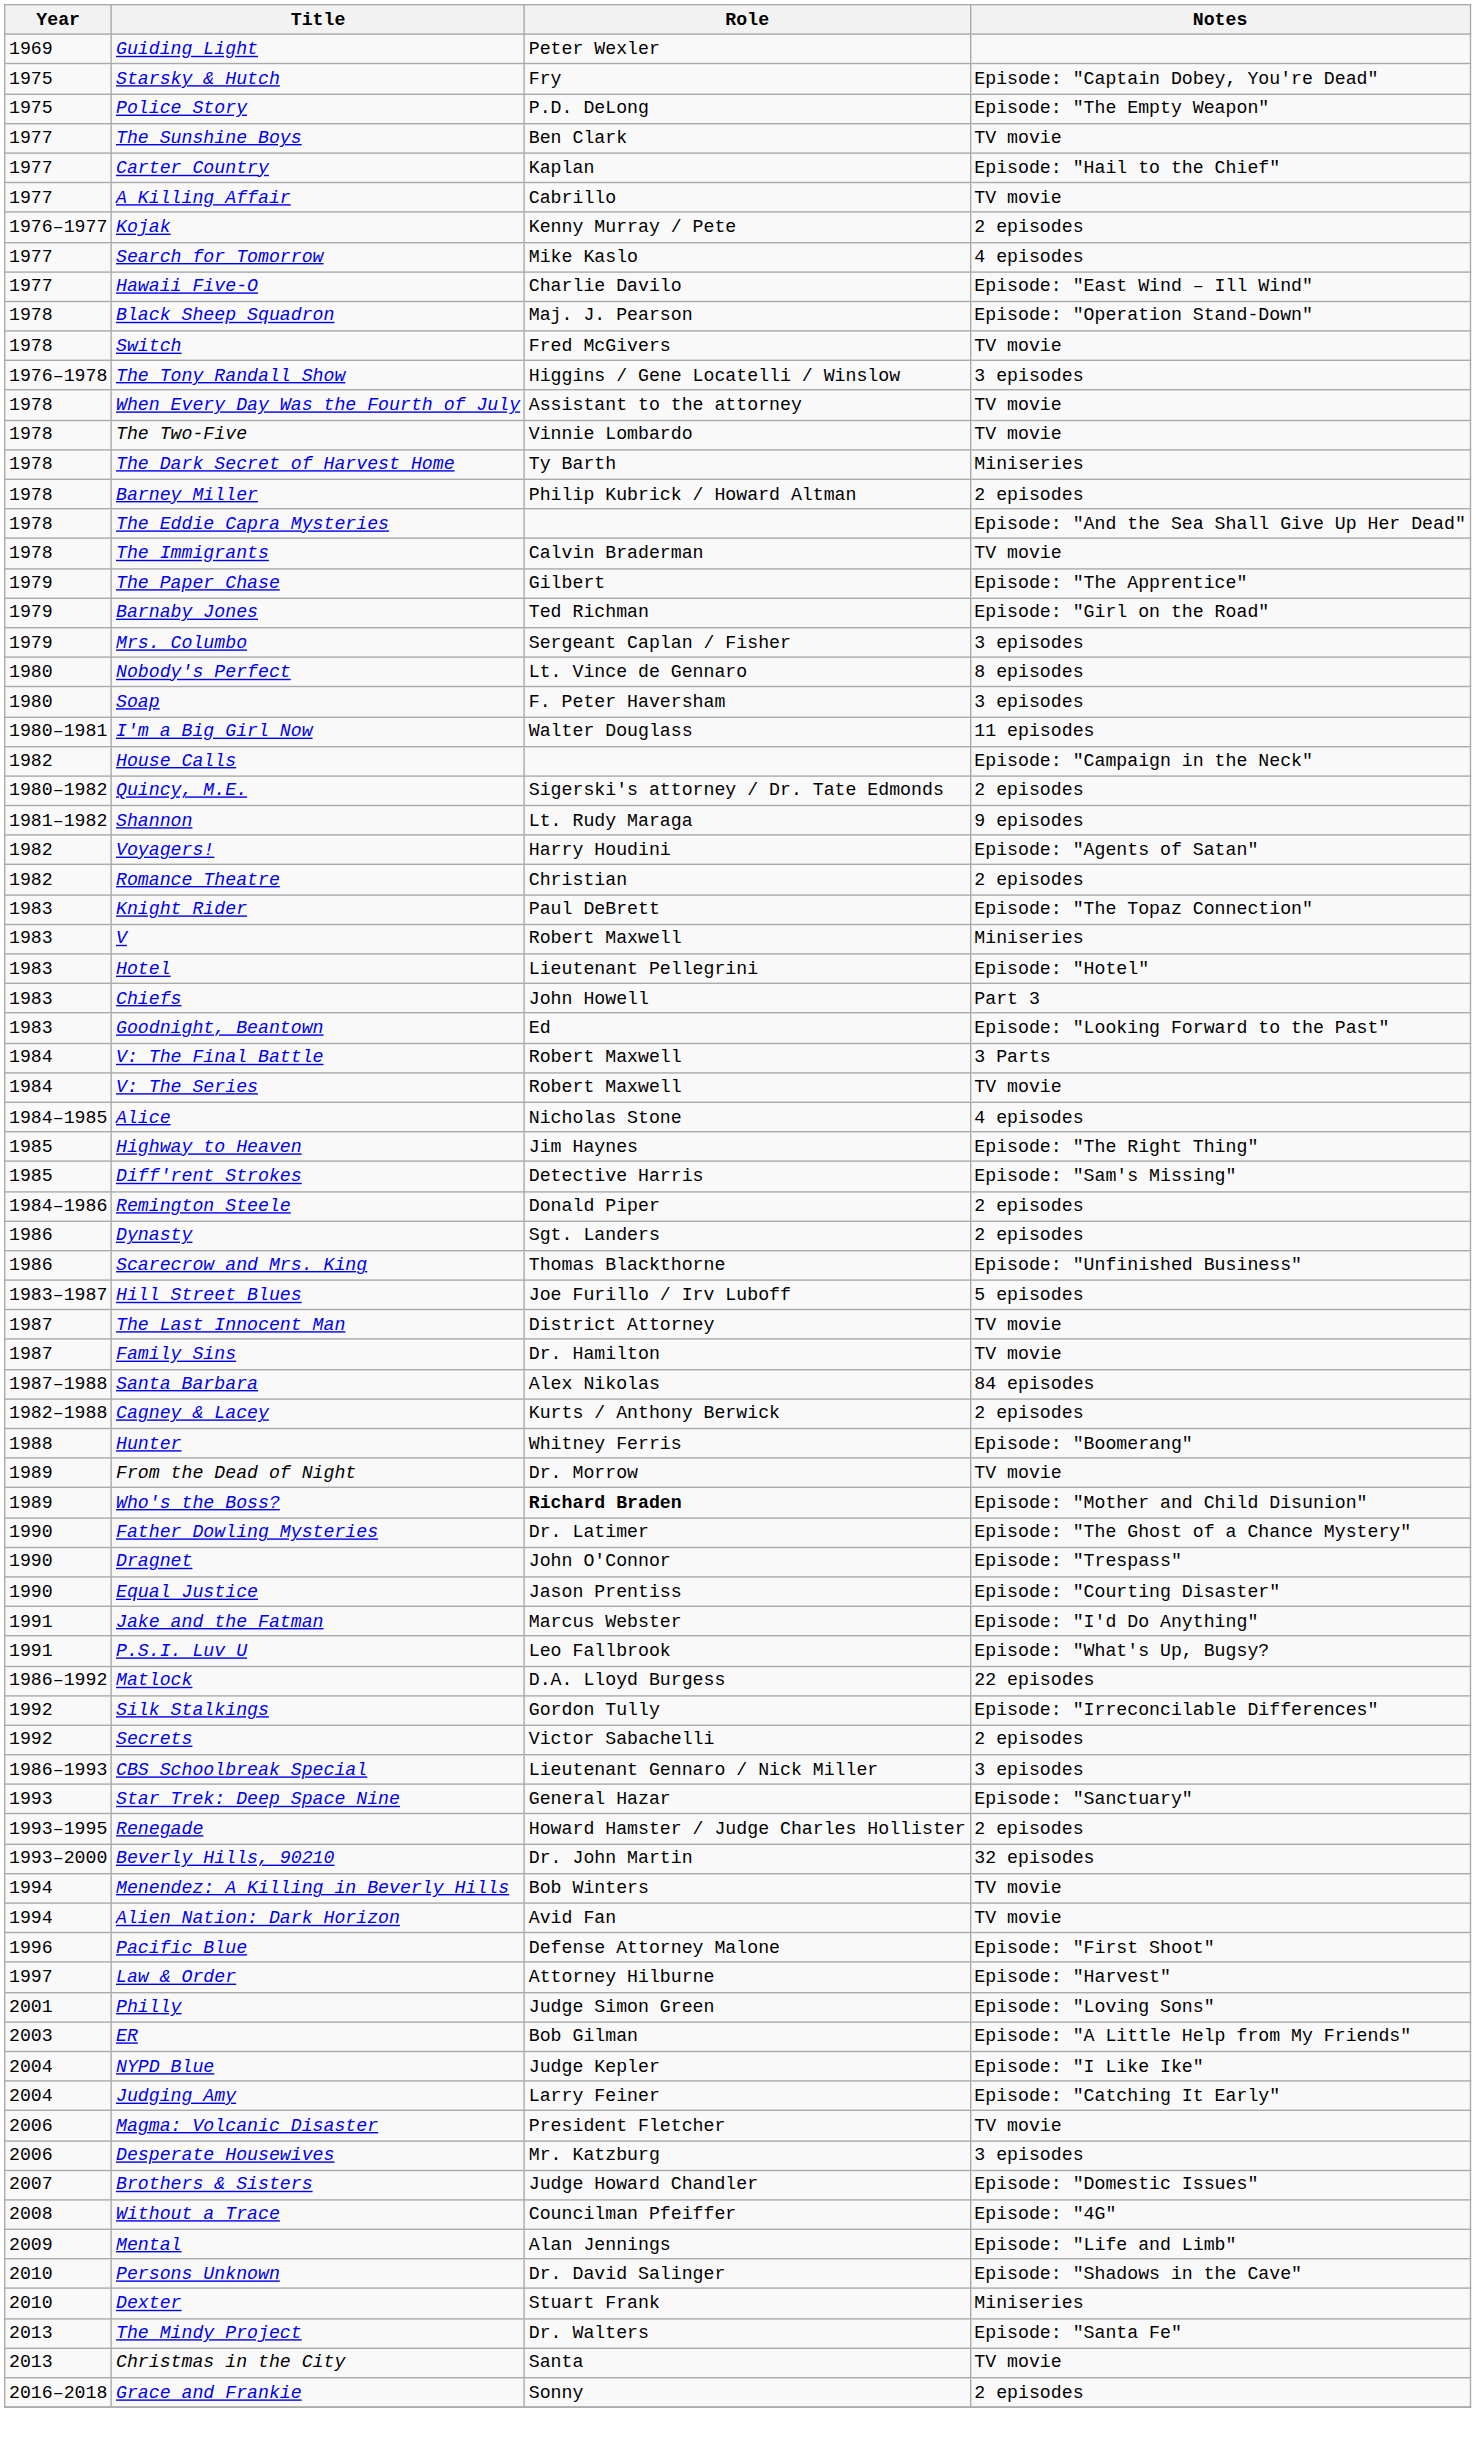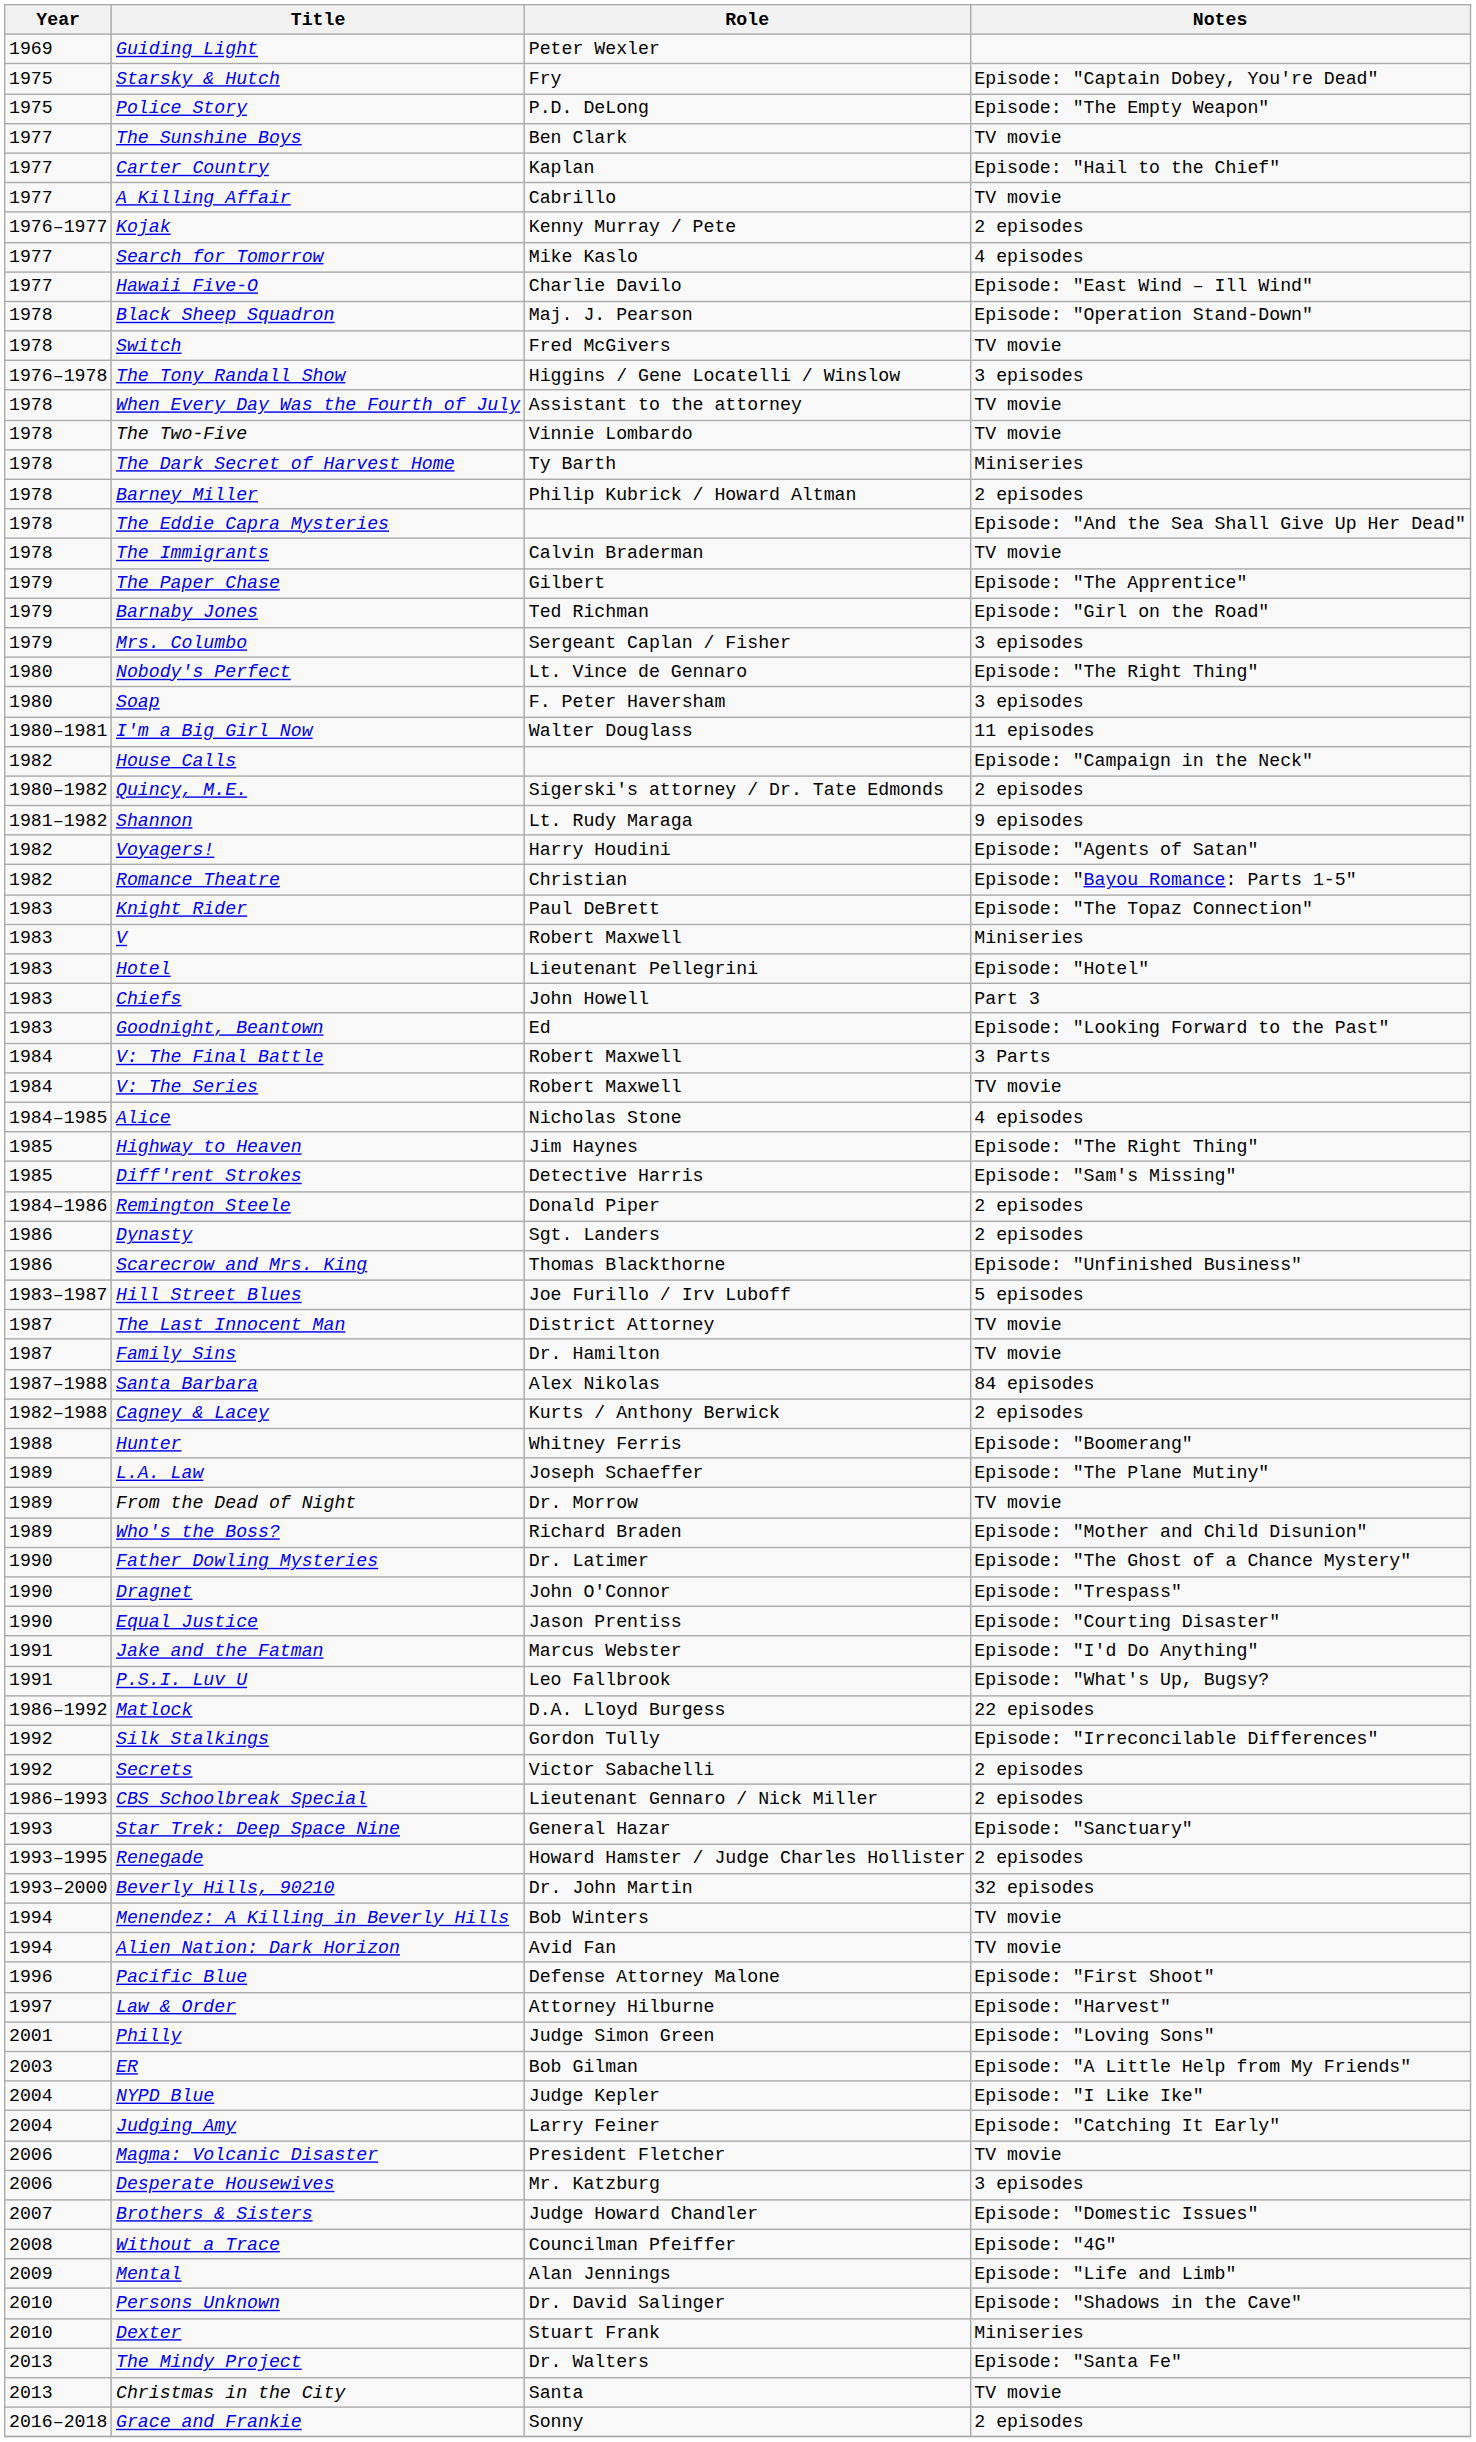(1029, 672) 8 episodes -> (1116, 672) Episode: "The Right Thing"
(1029, 880) 2 episodes -> (1165, 880) Episode: "Bayou Romance: Parts 1-5"
+ row: (160, 1473)
(605, 1503) bold -> (605, 1532) normal
(1029, 1770) 3 episodes -> (1029, 1799) 2 episodes
